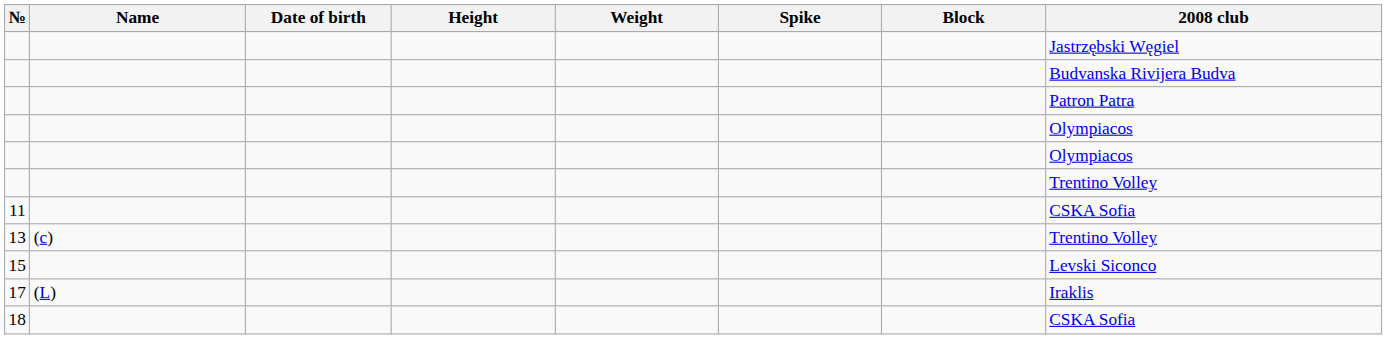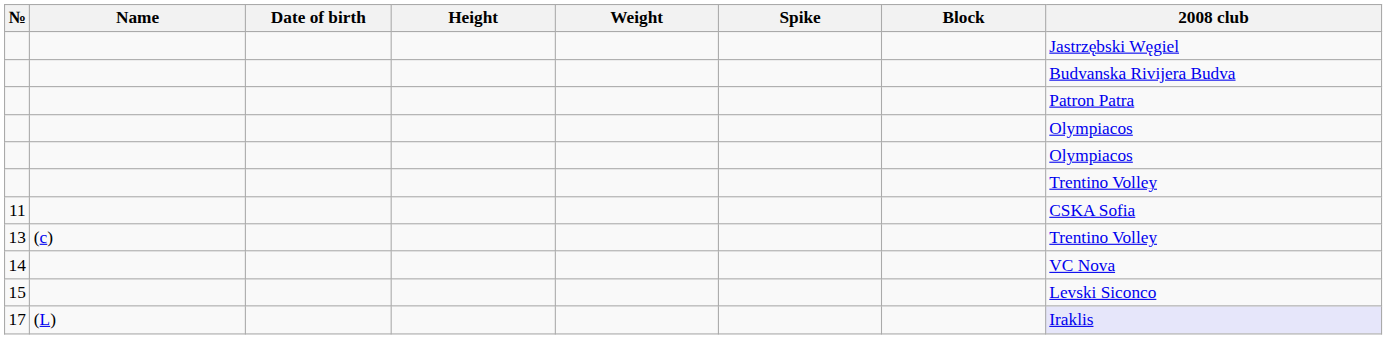+ row: (17, 264)
(1071, 292) no background -> (1071, 319) lavender background
- row: (17, 319)
